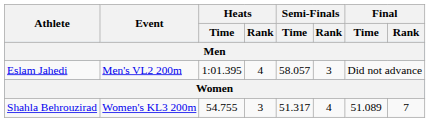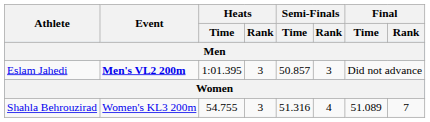(142, 70) normal -> (144, 70) bold
(260, 70) 4 -> (260, 70) 3
(295, 70) 58.057 -> (295, 70) 50.857
(295, 108) 51.317 -> (295, 108) 51.316
